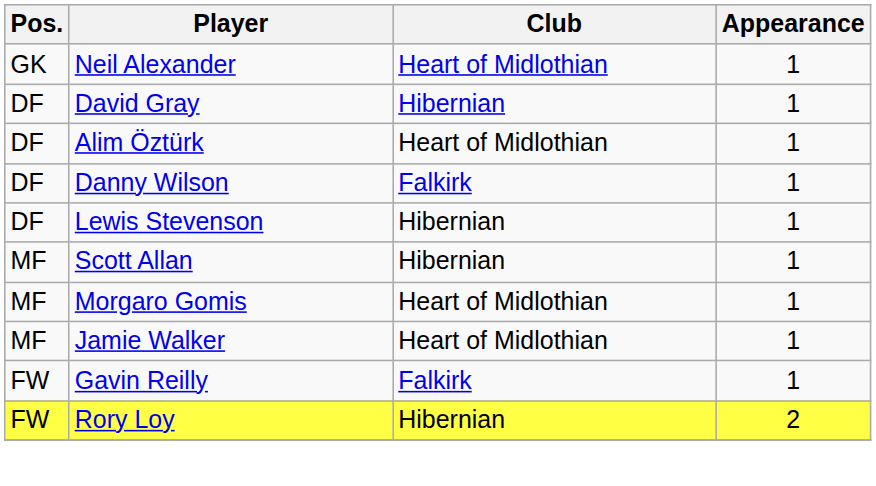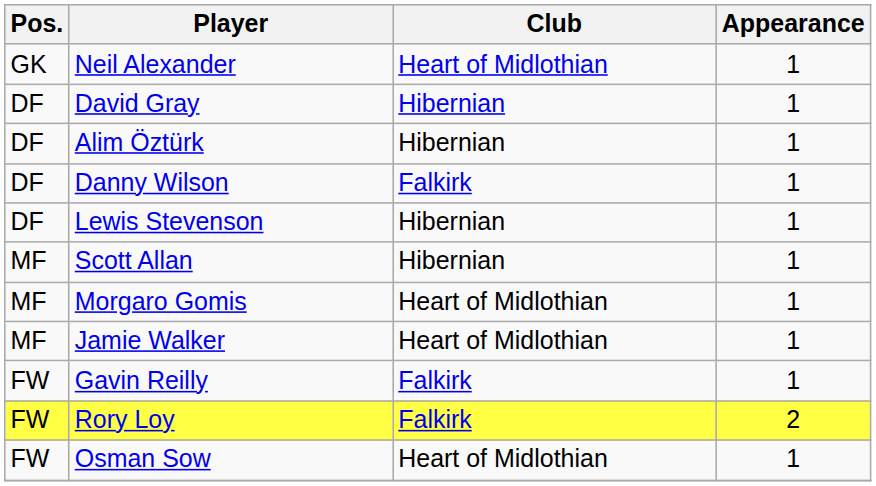(503, 143) Heart of Midlothian -> (452, 143) Hibernian
(452, 420) Hibernian -> (435, 420) Falkirk
+ row: (143, 459)
